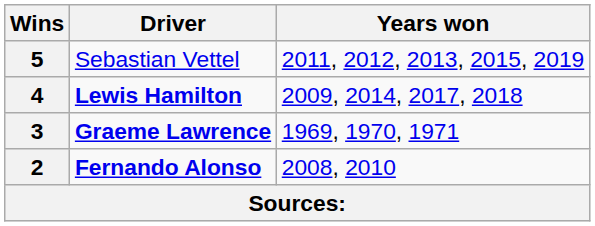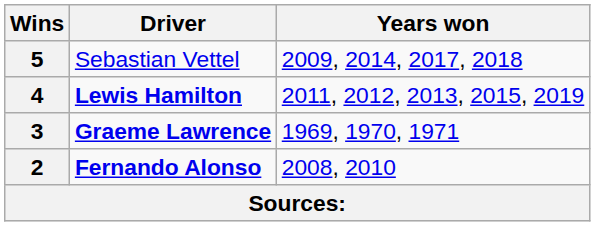(433, 59) 2011, 2012, 2013, 2015, 2019 -> (402, 59) 2009, 2014, 2017, 2018
(402, 95) 2009, 2014, 2017, 2018 -> (433, 95) 2011, 2012, 2013, 2015, 2019
